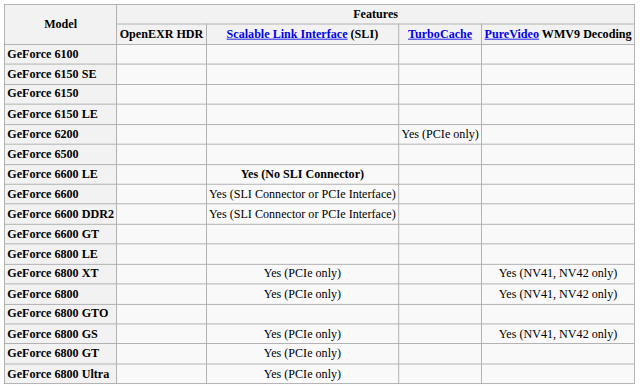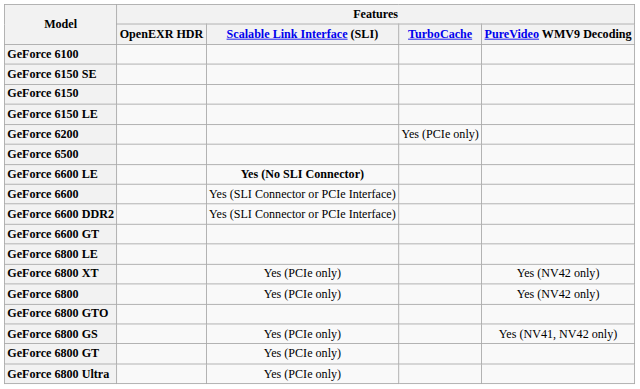(558, 273) Yes (NV41, NV42 only) -> (558, 273) Yes (NV42 only)
(558, 293) Yes (NV41, NV42 only) -> (558, 293) Yes (NV42 only)
